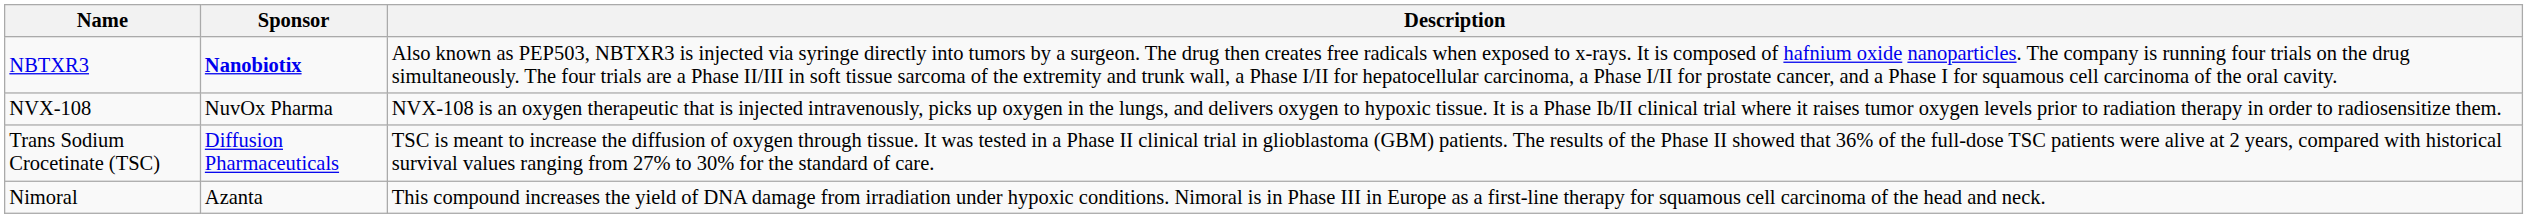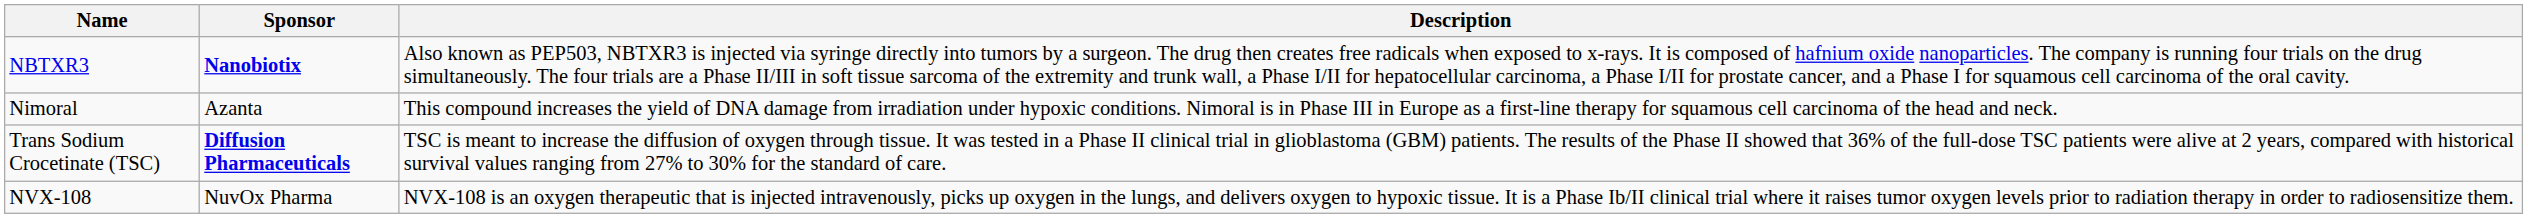rows swapped: (43, 196) <-> (50, 108)
(272, 152) normal -> (277, 152) bold
